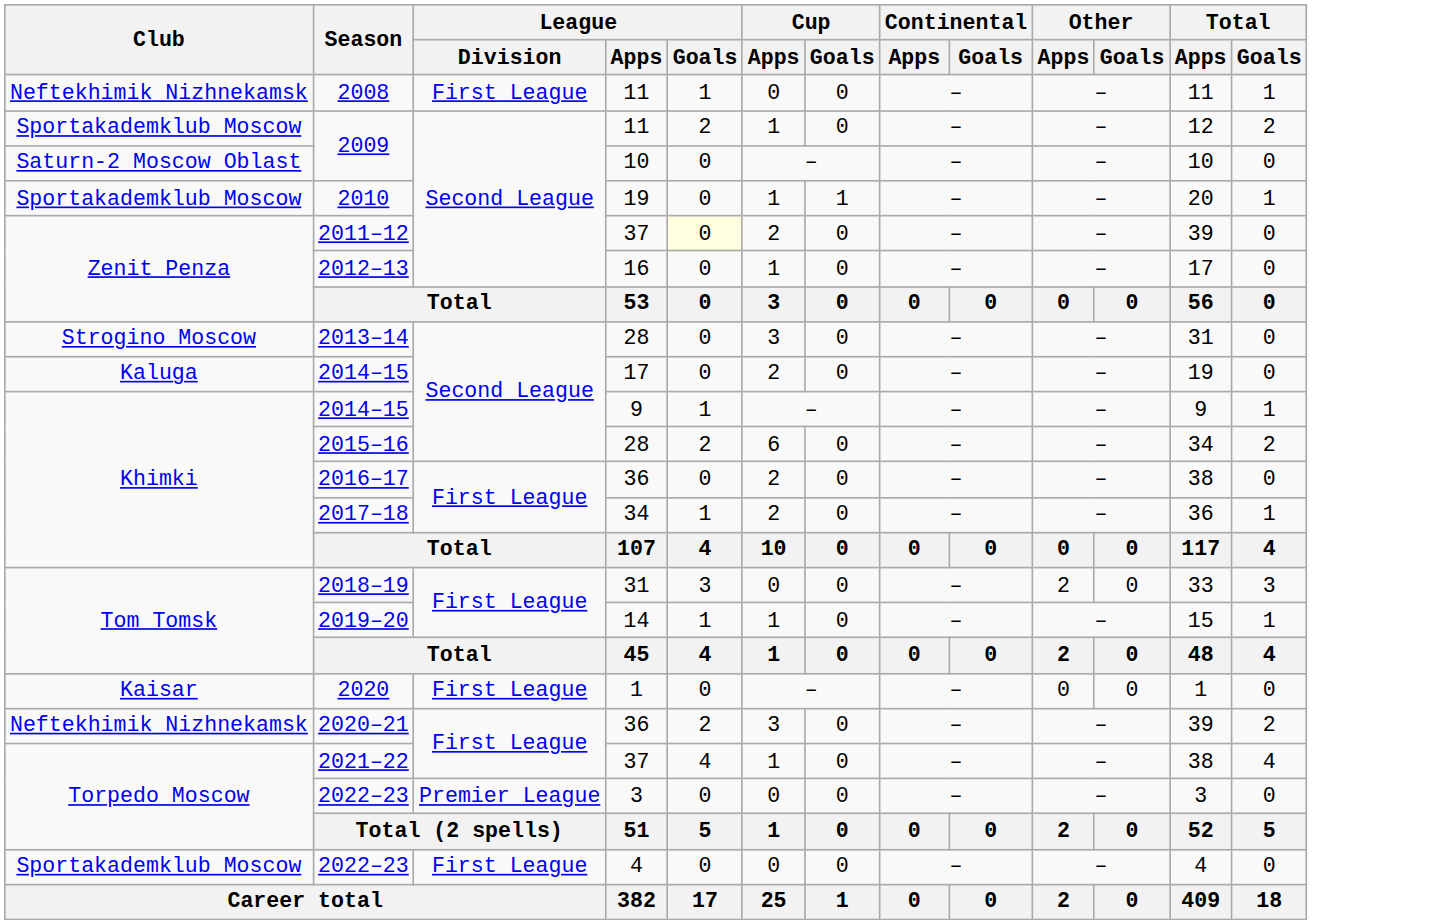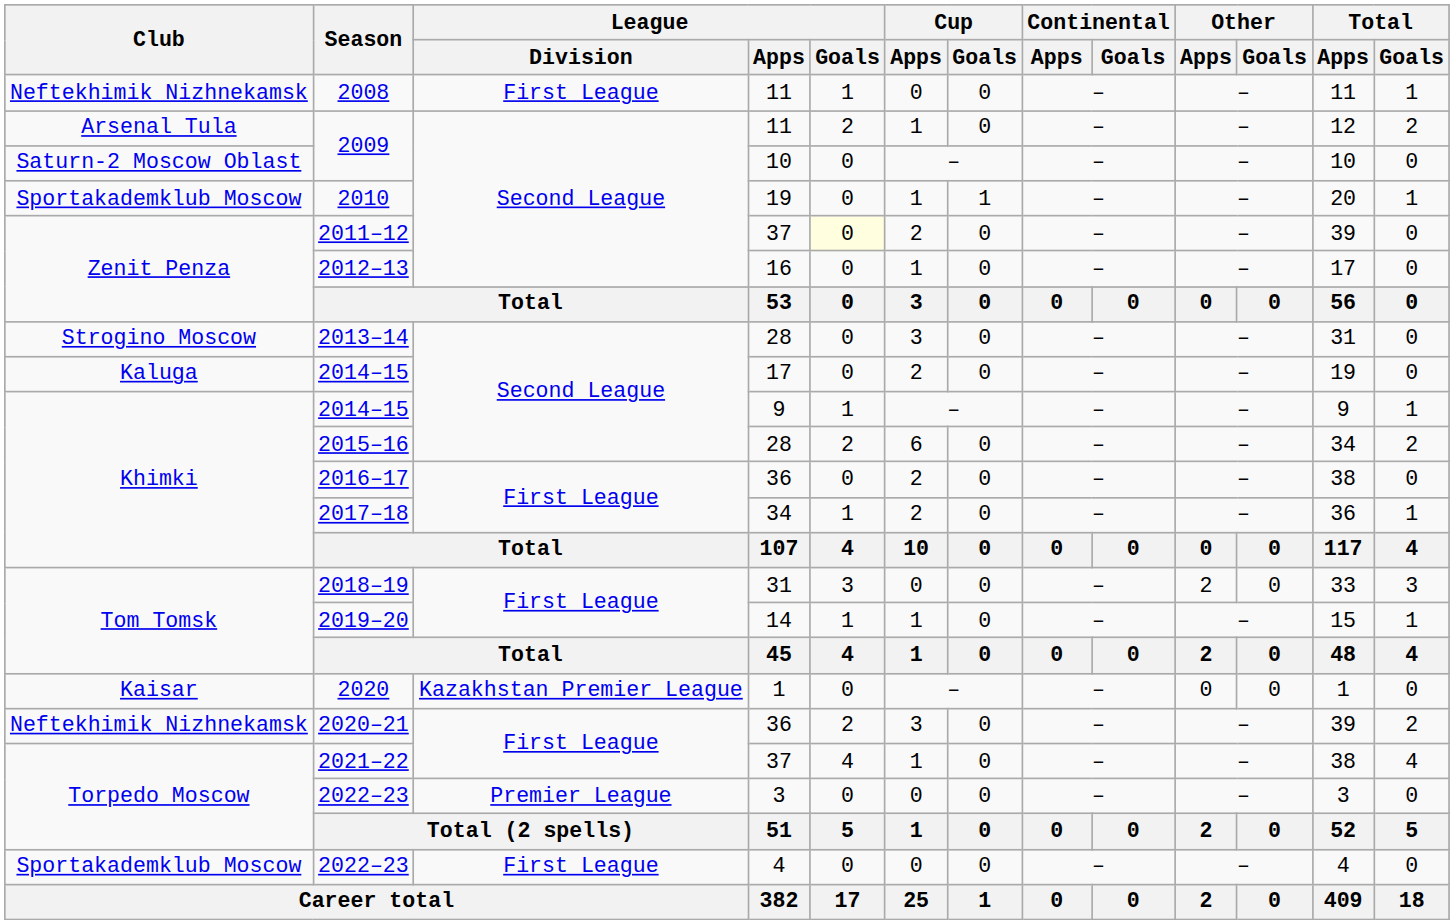(159, 128) Sportakademklub Moscow -> (159, 128) Arsenal Tula
(510, 691) First League -> (581, 691) Kazakhstan Premier League
